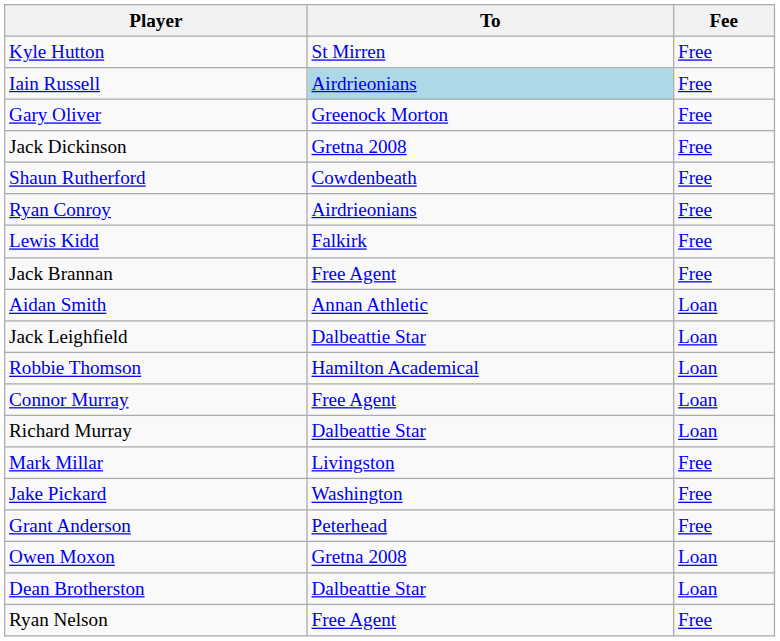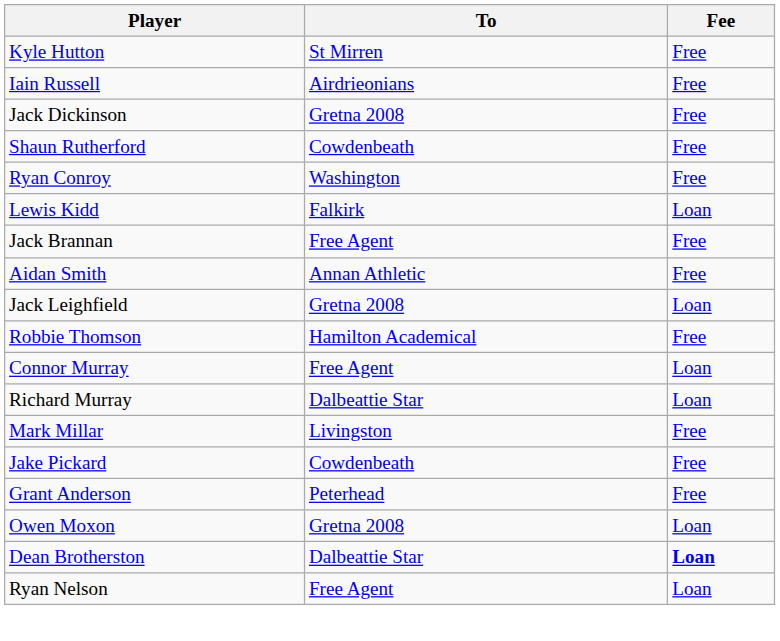(364, 83) lightblue background -> (362, 83) no background
- row: (55, 115)
(364, 209) Airdrieonians -> (354, 178) Washington
(695, 241) Free -> (692, 209) Loan
(698, 304) Loan -> (689, 273) Free
(369, 336) Dalbeattie Star -> (357, 304) Gretna 2008
(698, 367) Loan -> (689, 336) Free
(357, 494) Washington -> (362, 462) Cowdenbeath
(698, 588) normal -> (694, 557) bold
(695, 620) Free -> (692, 588) Loan
